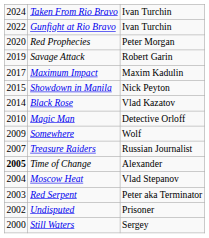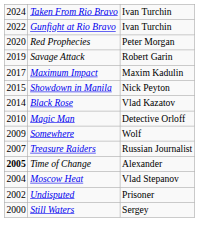- row: (53, 194)
